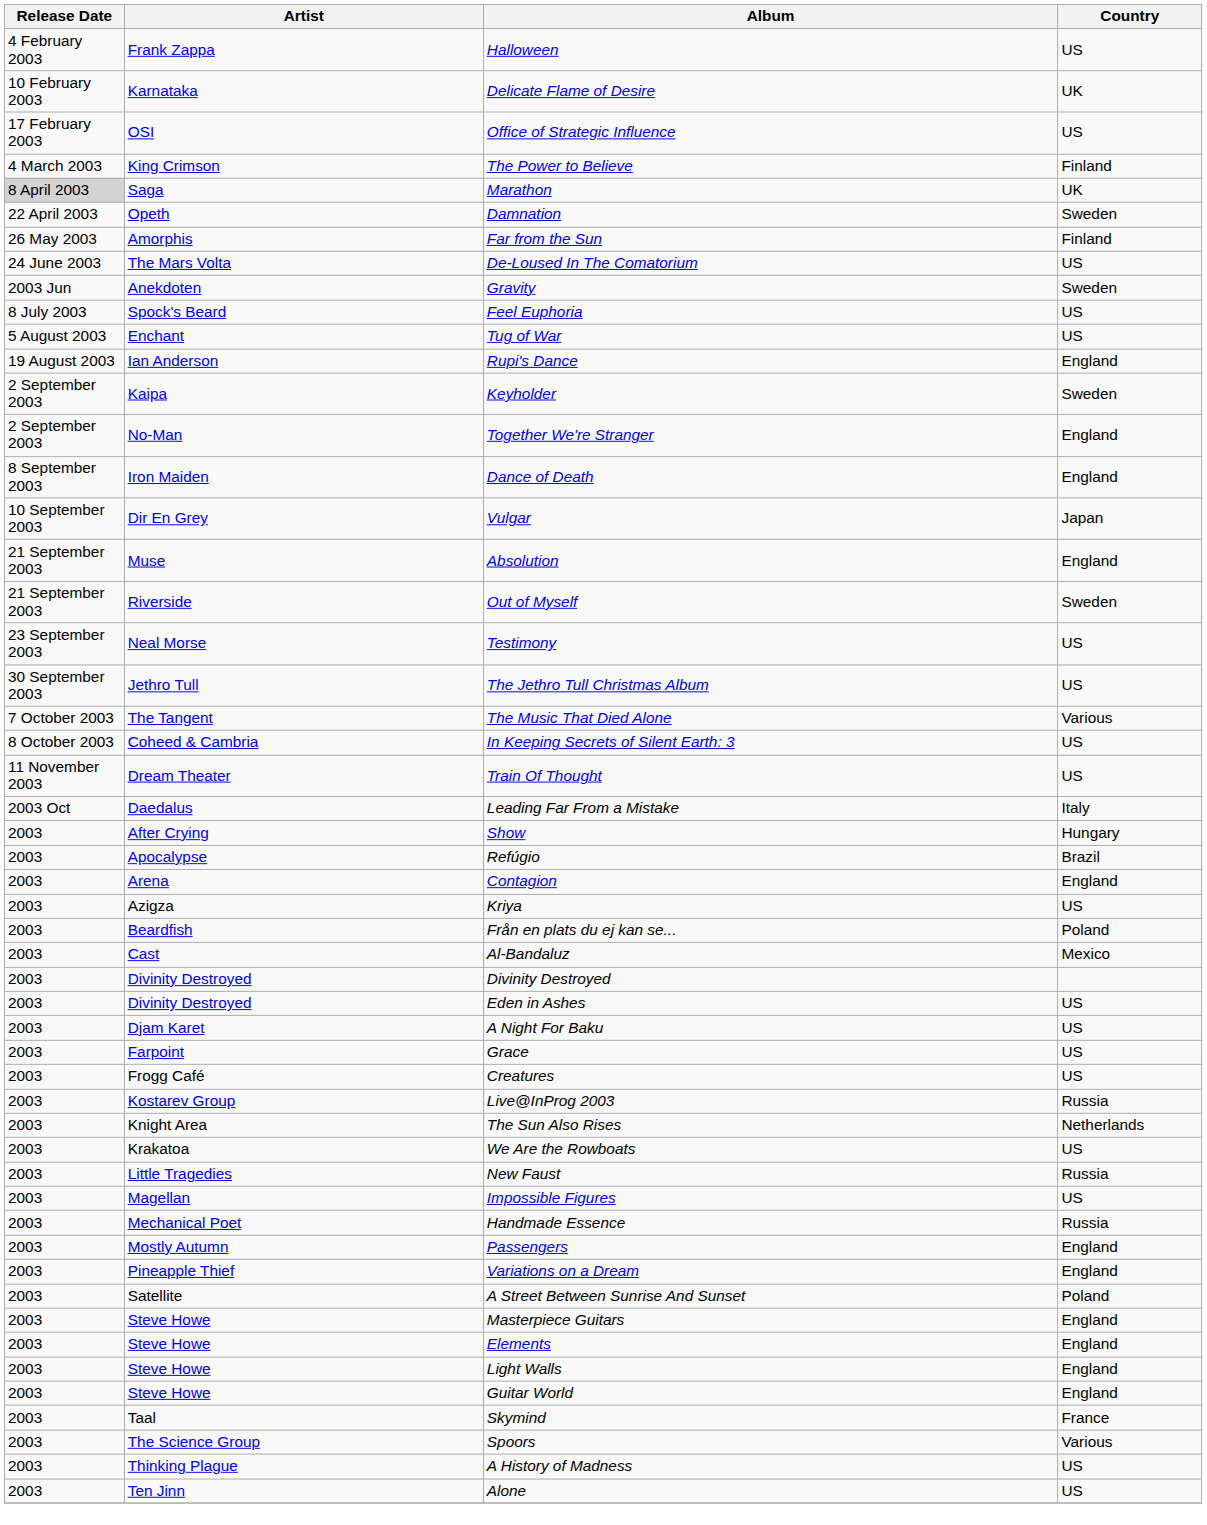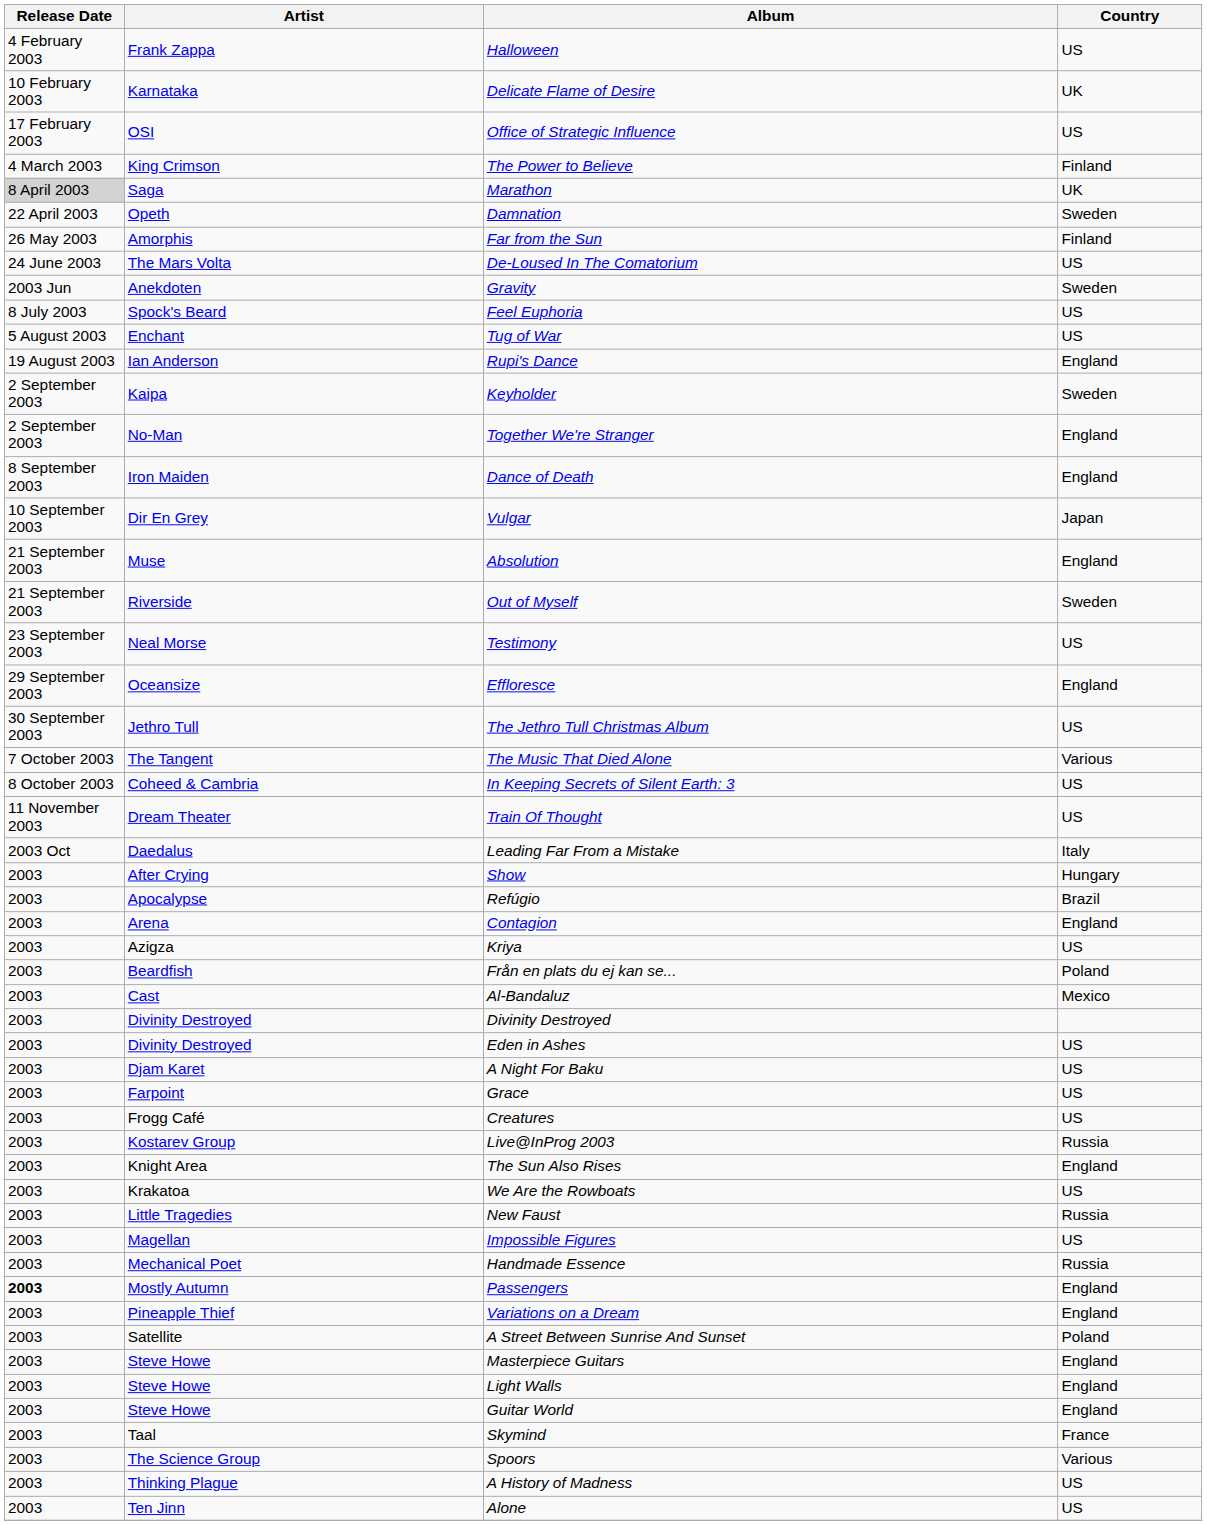+ row: (521, 685)
(1103, 1125) Netherlands -> (1090, 1166) England
(25, 1247) normal -> (25, 1288) bold
- row: (519, 1344)
